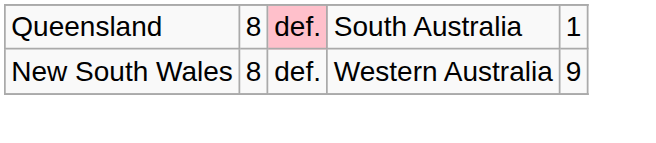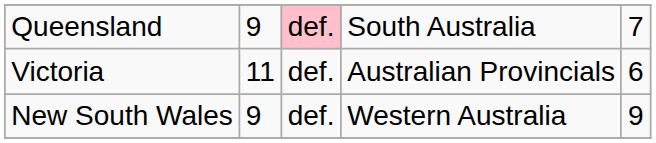(254, 26) 8 -> (254, 26) 9
(573, 26) 1 -> (636, 26) 7
+ row: (58, 71)
(254, 71) 8 -> (254, 115) 9
